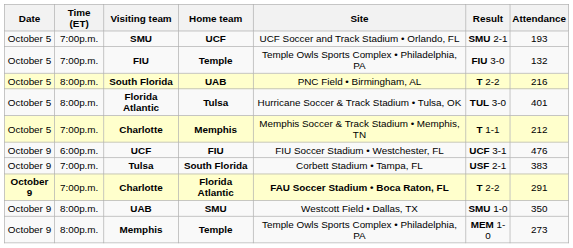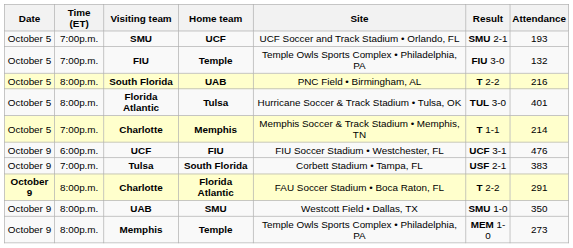(539, 129) 212 -> (539, 129) 214
(79, 187) 7:00p.m. -> (79, 187) 8:00p.m.
(359, 187) bold -> (359, 187) normal
